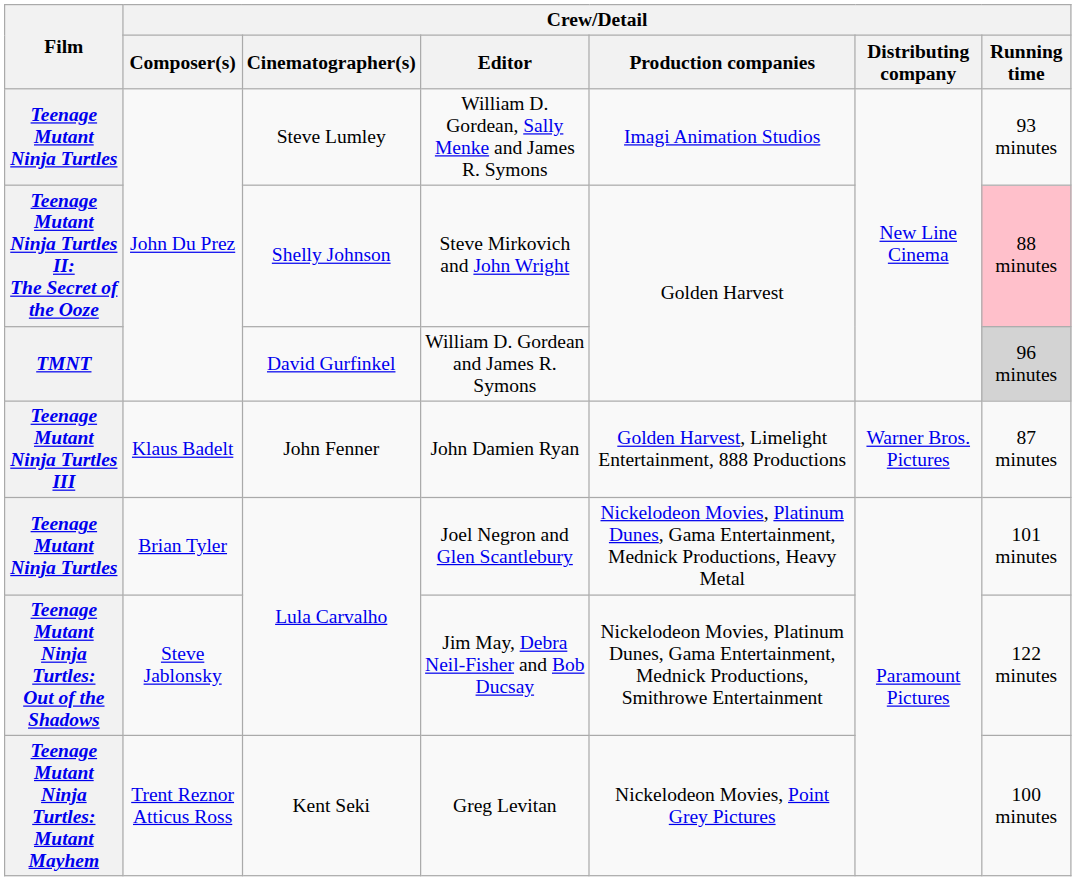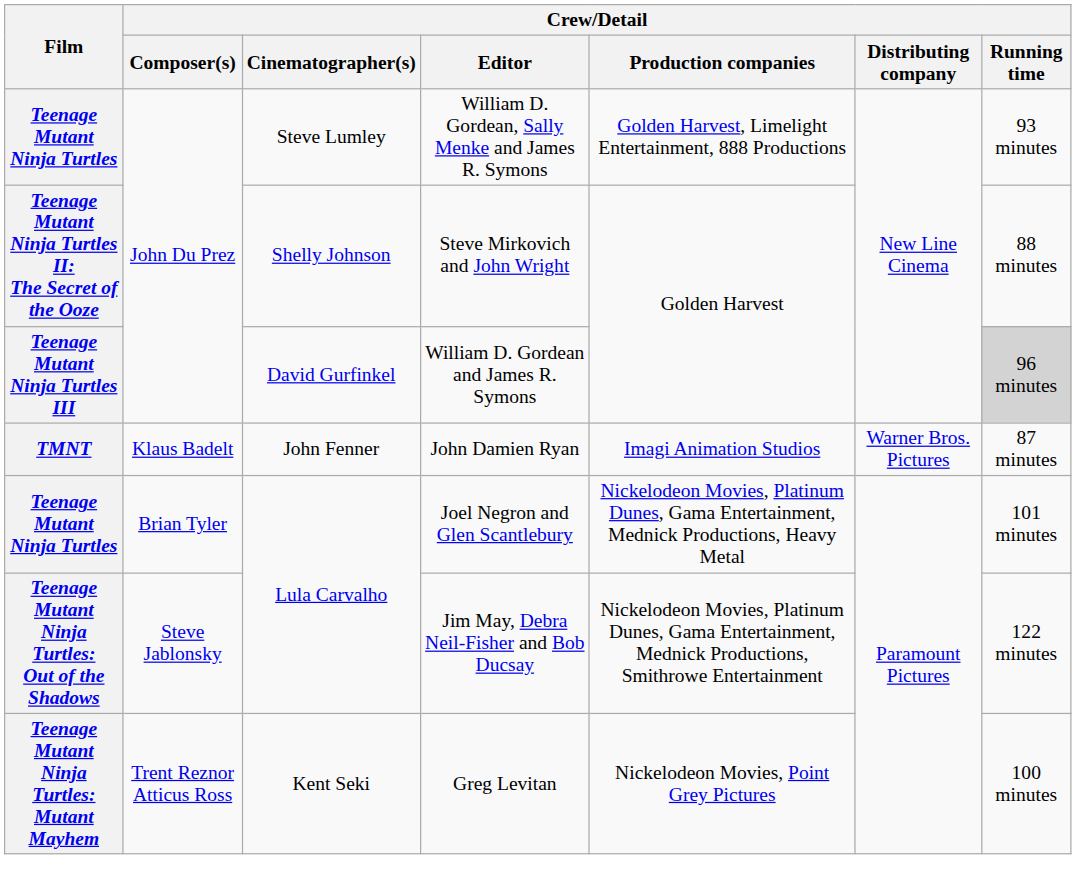(722, 136) Imagi Animation Studios -> (722, 136) Golden Harvest, Limelight Entertainment, 888 Productions
(1026, 255) pink background -> (1026, 255) no background
(64, 363) TMNT -> (64, 374) Teenage Mutant Ninja Turtles III
(64, 449) Teenage Mutant Ninja Turtles III -> (64, 449) TMNT
(722, 449) Golden Harvest, Limelight Entertainment, 888 Productions -> (722, 449) Imagi Animation Studios
